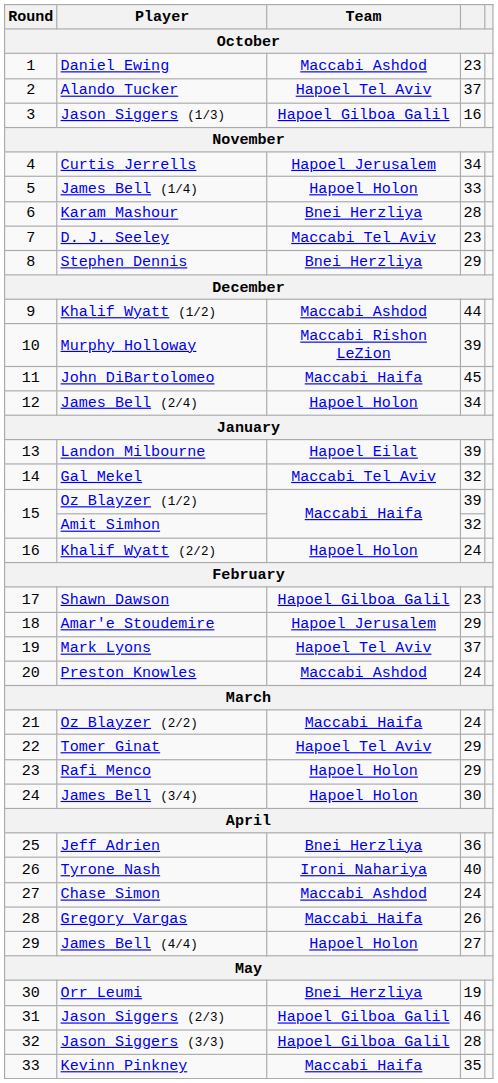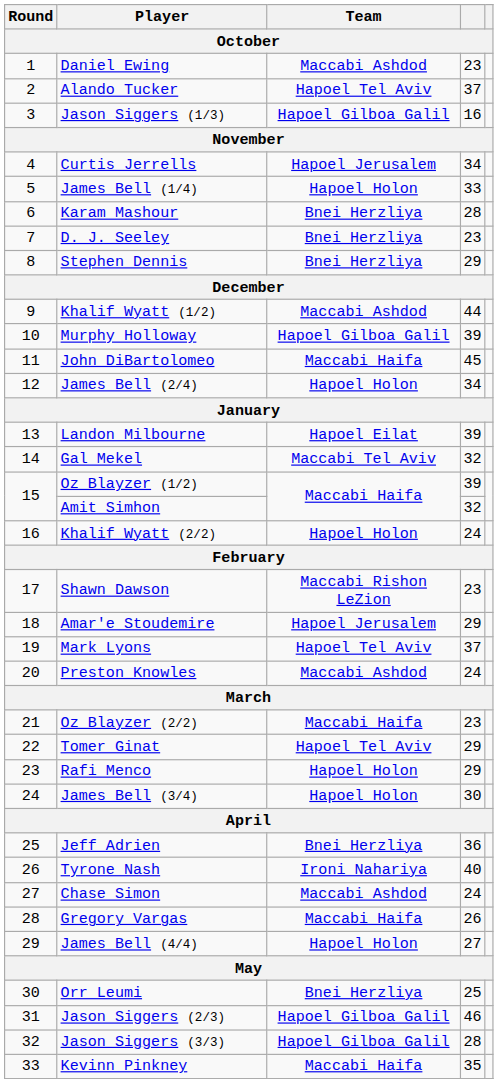(364, 238) Maccabi Tel Aviv -> (364, 238) Bnei Herzliya
(364, 345) Maccabi Rishon LeZion -> (364, 336) Hapoel Gilboa Galil
(364, 600) Hapoel Gilboa Galil -> (364, 591) Maccabi Rishon LeZion
(473, 722) 24 -> (473, 722) 23
(473, 993) 19 -> (473, 993) 25
